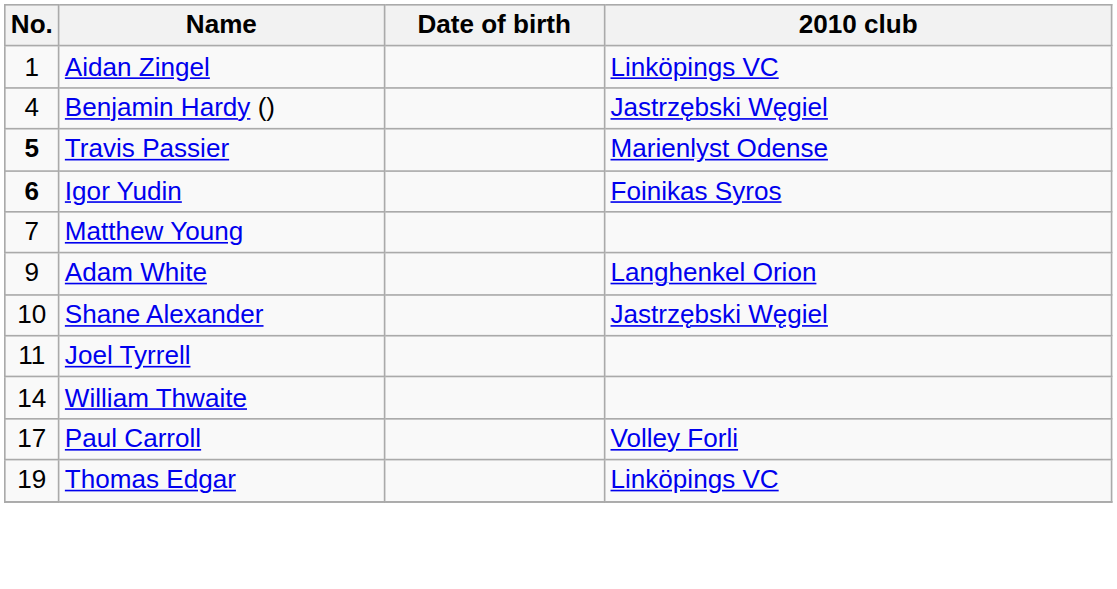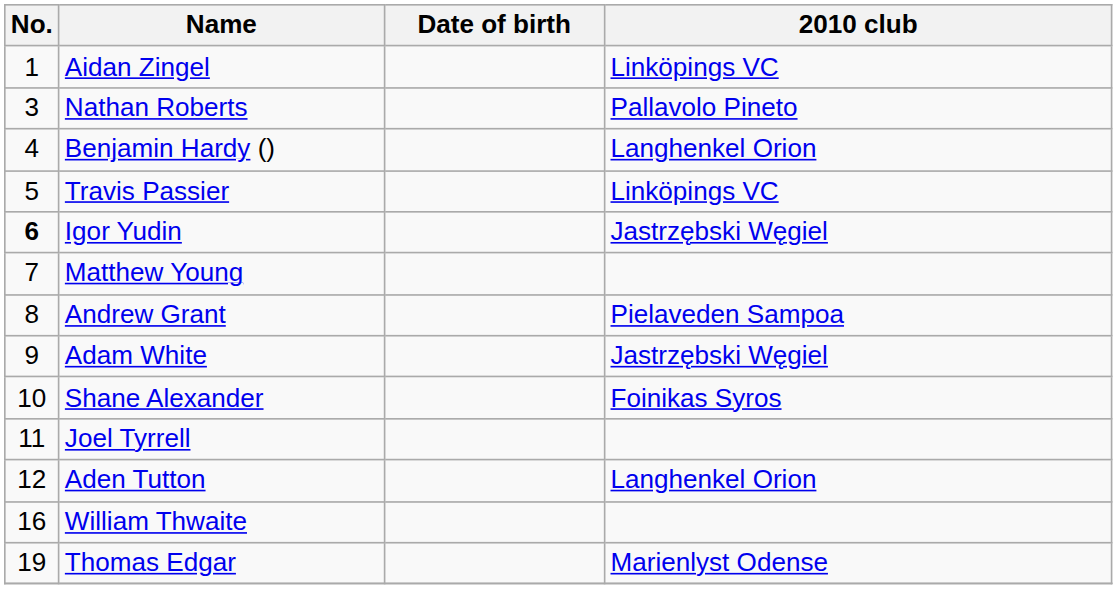+ row: (156, 107)
(719, 107) Jastrzębski Węgiel -> (713, 149) Langhenkel Orion
(32, 149) bold -> (32, 190) normal
(719, 149) Marienlyst Odense -> (695, 190) Linköpings VC
(696, 190) Foinikas Syros -> (719, 231) Jastrzębski Węgiel
+ row: (145, 314)
(713, 273) Langhenkel Orion -> (719, 356) Jastrzębski Węgiel
(719, 314) Jastrzębski Węgiel -> (696, 397) Foinikas Syros
+ row: (135, 480)
(32, 397) 14 -> (32, 521) 16
- row: (133, 438)
(695, 480) Linköpings VC -> (719, 562) Marienlyst Odense
